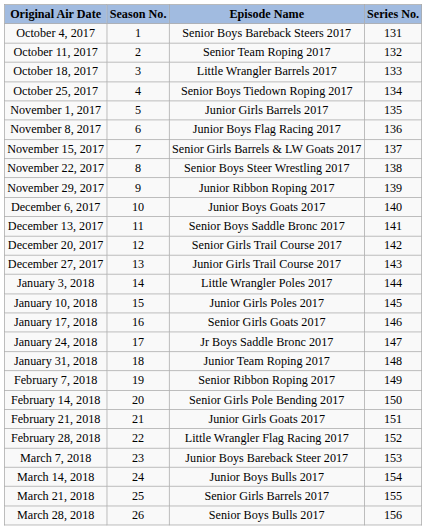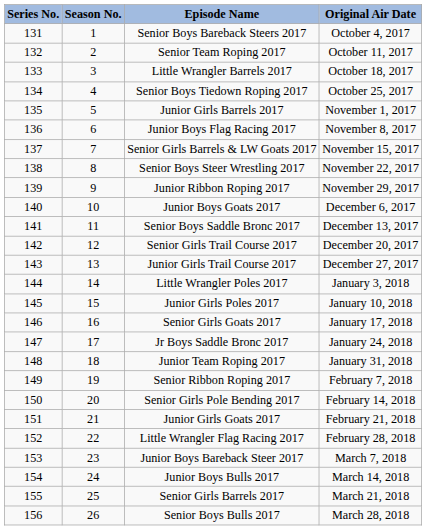columns swapped: (393, 14) <-> (56, 14)
